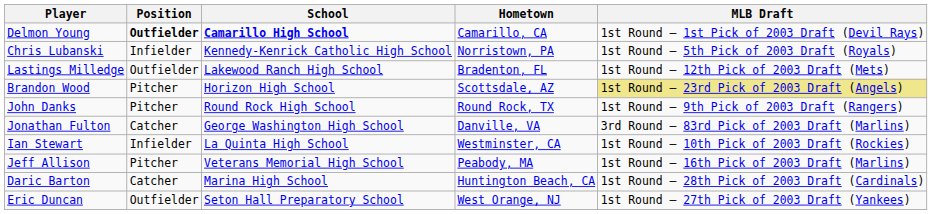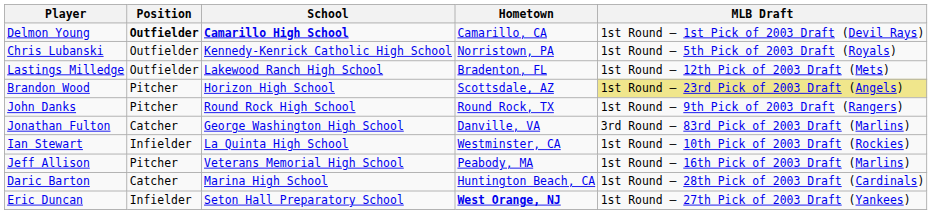(161, 51) Infielder -> (164, 51) Outfielder
(164, 200) Outfielder -> (161, 200) Infielder
(509, 200) normal -> (509, 200) bold
